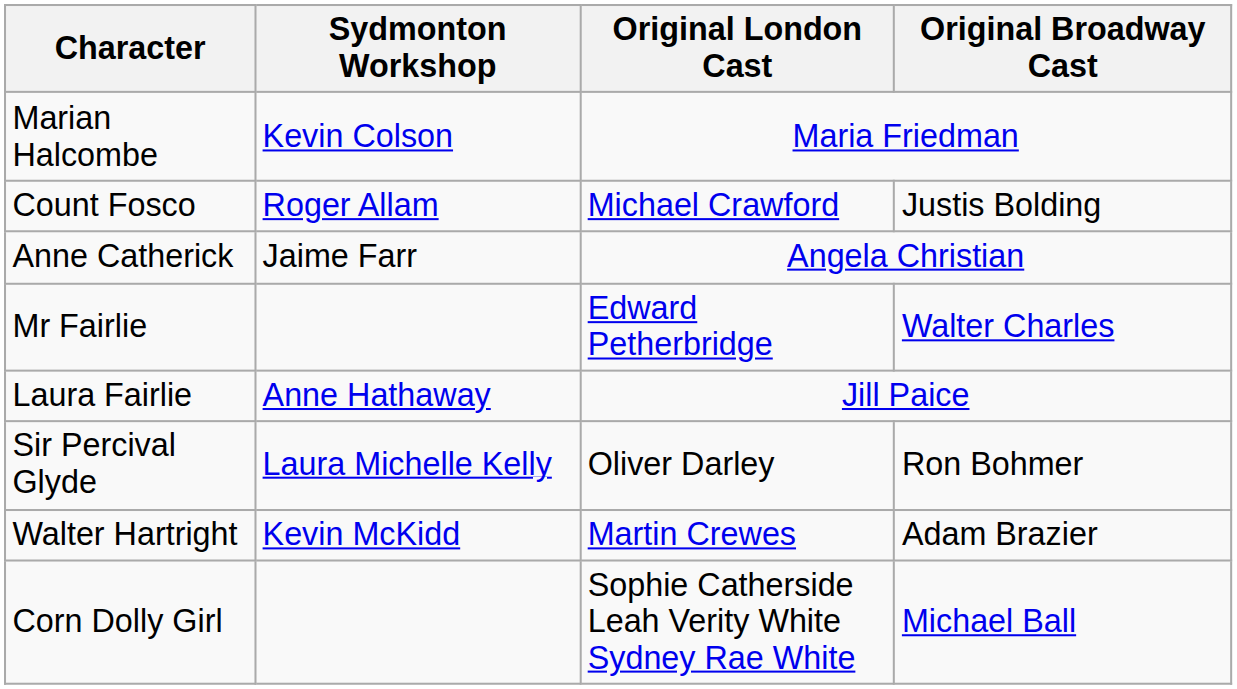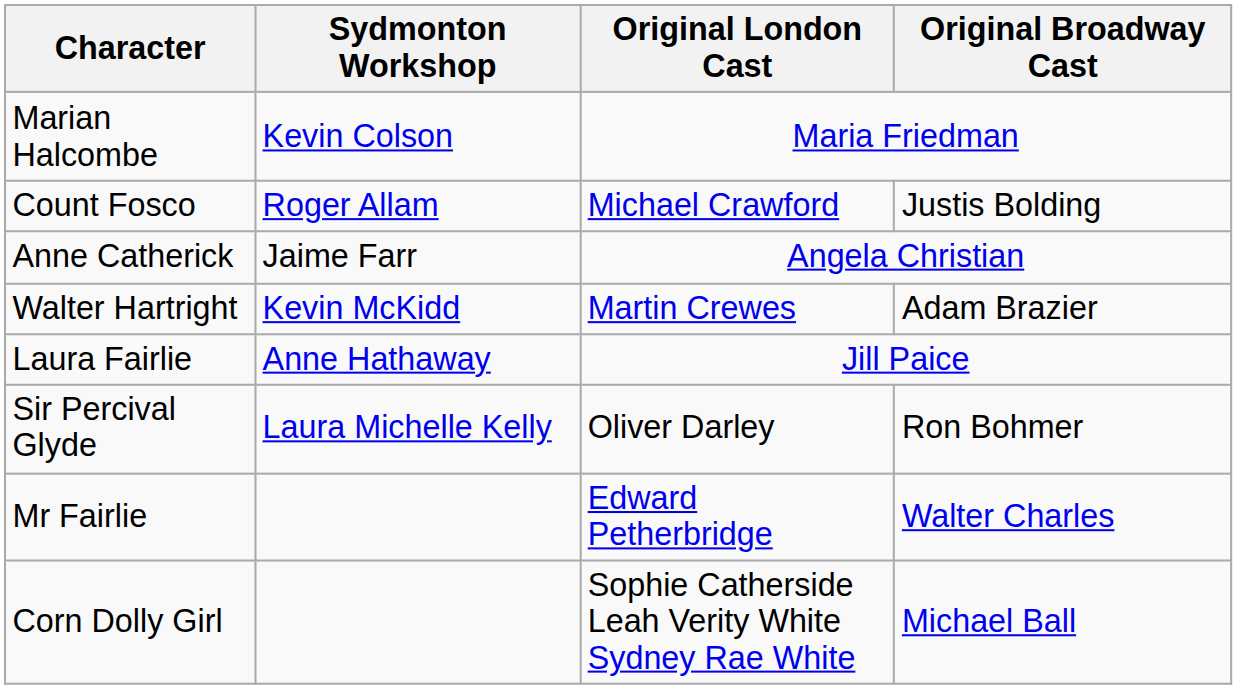rows swapped: (125, 534) <-> (80, 326)
